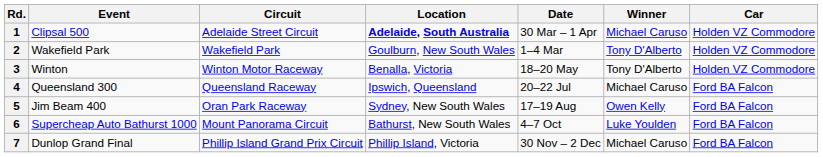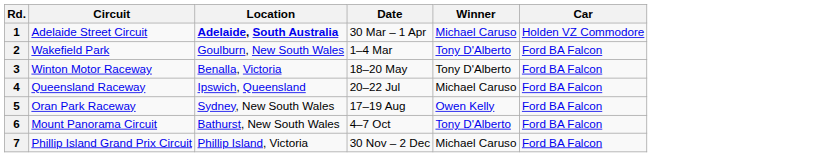- column: (114, 14)
(754, 51) Holden VZ Commodore -> (562, 51) Ford BA Falcon
(754, 69) Holden VZ Commodore -> (562, 69) Ford BA Falcon
(641, 125) Luke Youlden -> (473, 125) Tony D'Alberto
